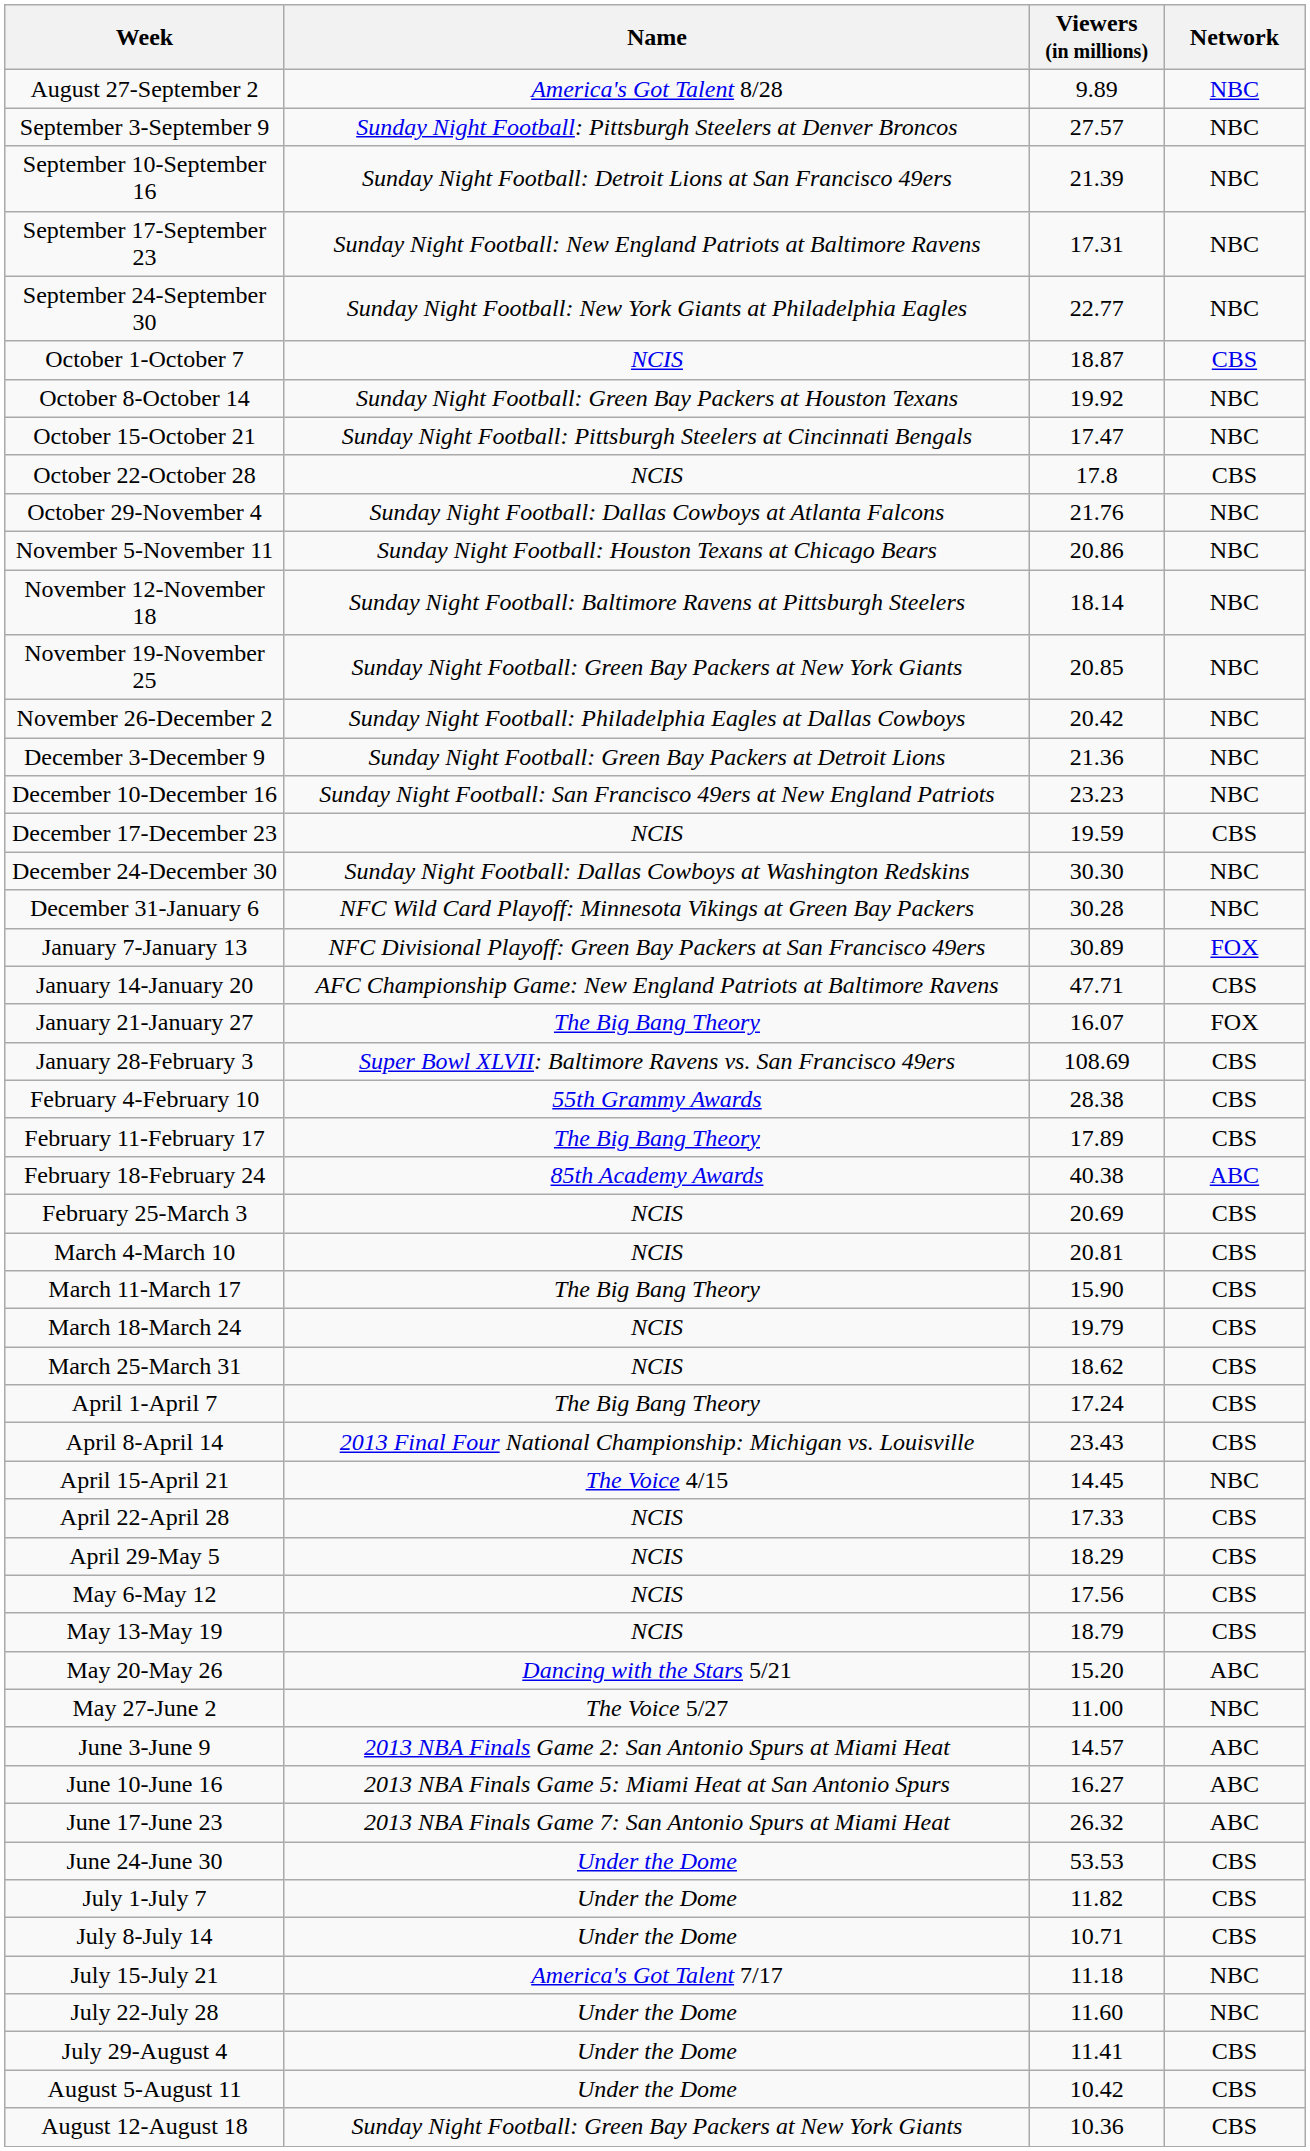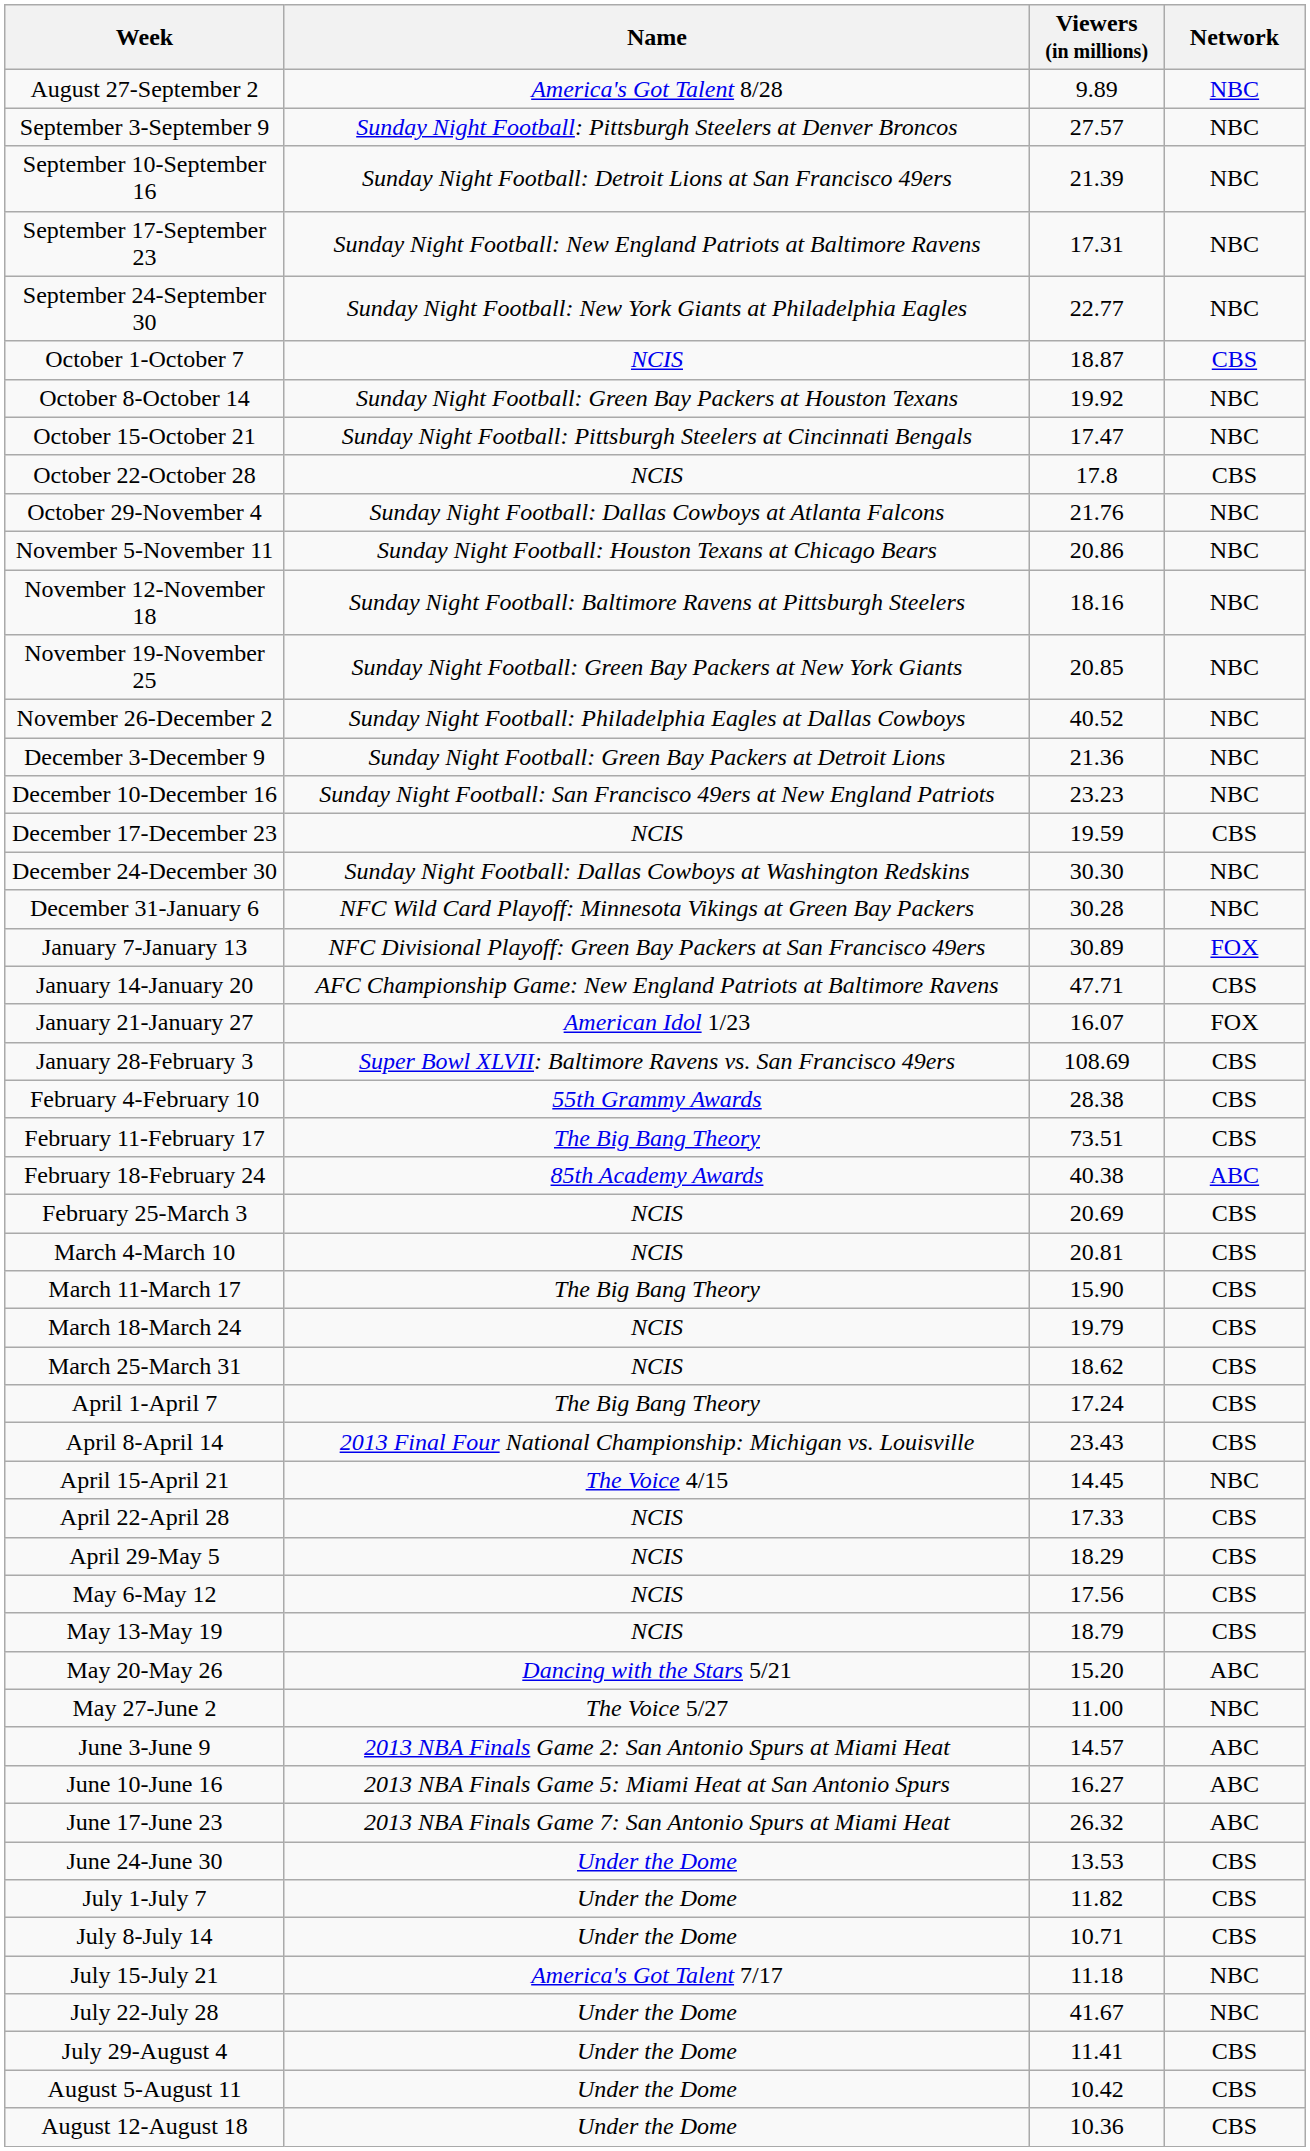(1097, 601) 18.14 -> (1097, 601) 18.16
(1097, 718) 20.42 -> (1097, 718) 40.52
(657, 1022) The Big Bang Theory -> (657, 1022) American Idol 1/23
(1097, 1137) 17.89 -> (1097, 1137) 73.51
(1097, 1860) 53.53 -> (1097, 1860) 13.53
(1097, 2012) 11.60 -> (1097, 2012) 41.67
(657, 2126) Sunday Night Football: Green Bay Packers at New York Giants -> (657, 2126) Under the Dome
